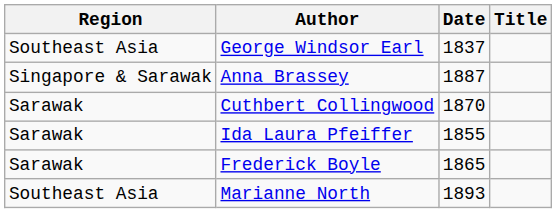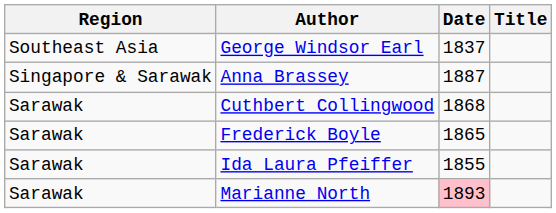(464, 106) 1870 -> (464, 106) 1868
rows swapped: (317, 135) <-> (301, 164)
(84, 193) Southeast Asia -> (46, 193) Sarawak
(464, 193) no background -> (464, 193) pink background
